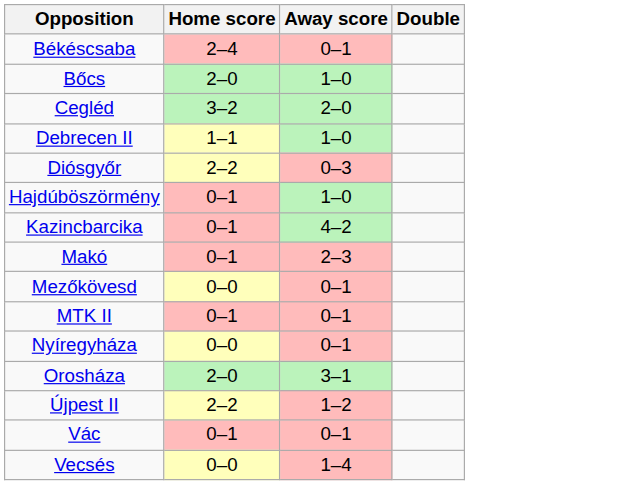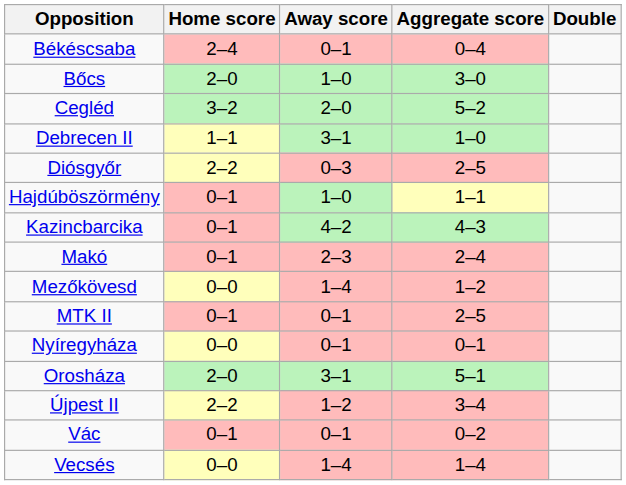+ column: (470, 19)
(336, 138) 1–0 -> (336, 138) 3–1
(336, 286) 0–1 -> (336, 286) 1–4
